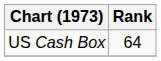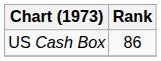(132, 42) 64 -> (132, 42) 86
